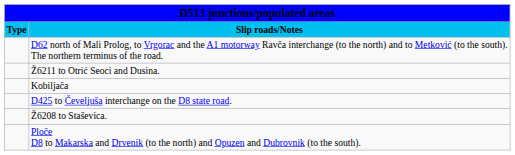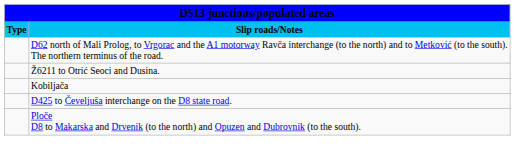- row: (69, 116)
